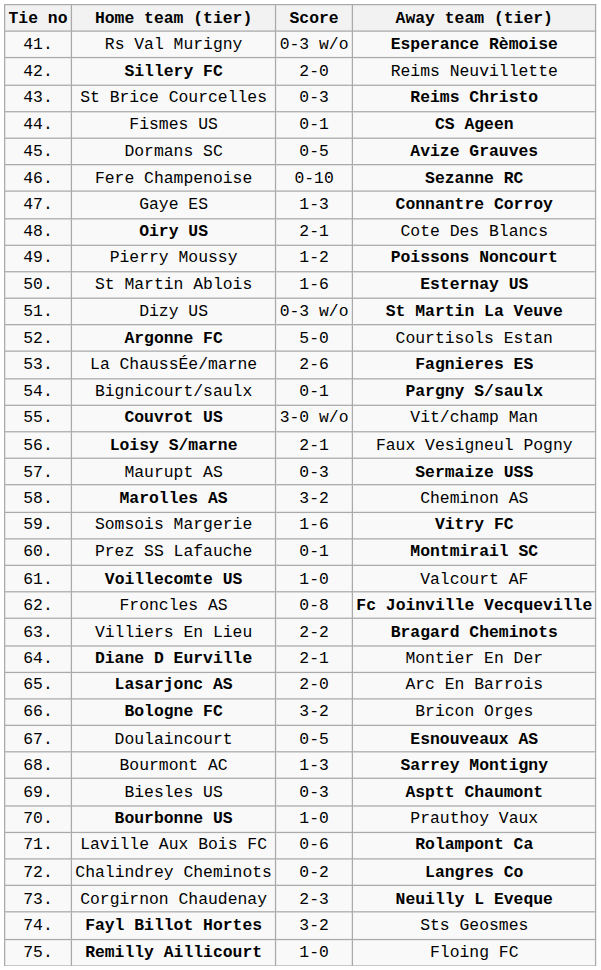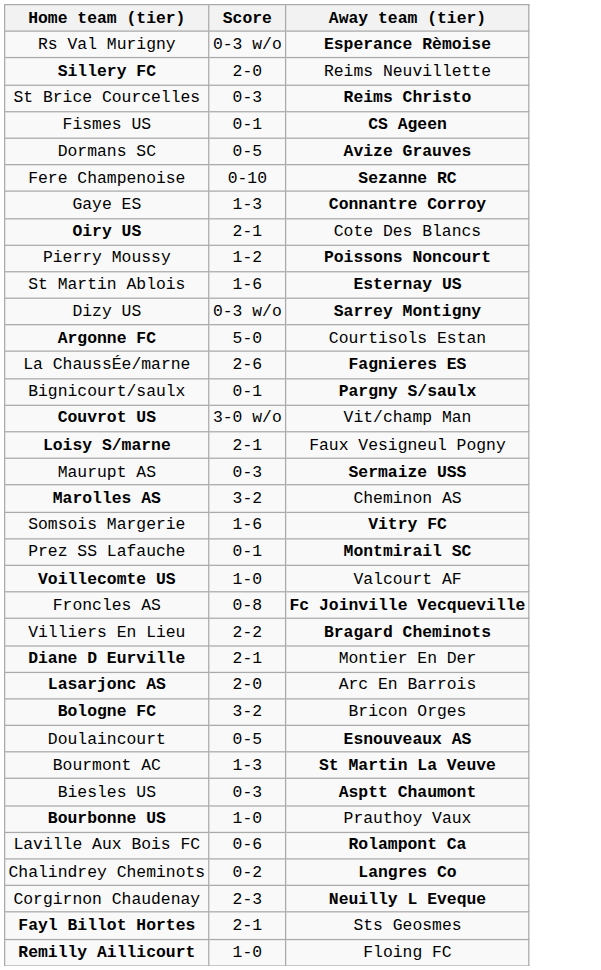- column: (38, 18)
(474, 312) St Martin La Veuve -> (407, 312) Sarrey Montigny
(474, 765) Sarrey Montigny -> (407, 765) St Martin La Veuve
(314, 926) 3-2 -> (247, 926) 2-1
